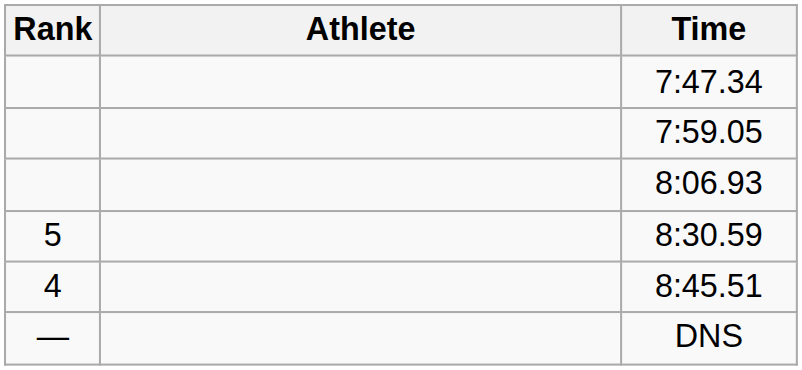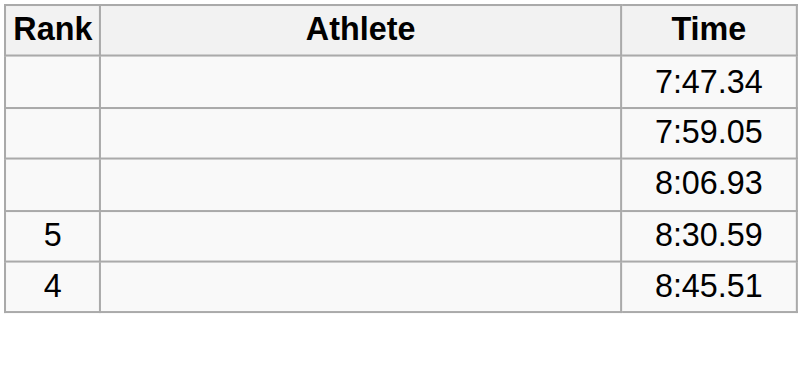- row: (709, 337)
